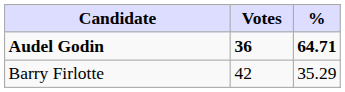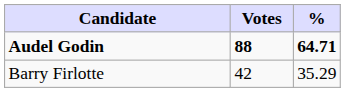(243, 45) 36 -> (243, 45) 88
